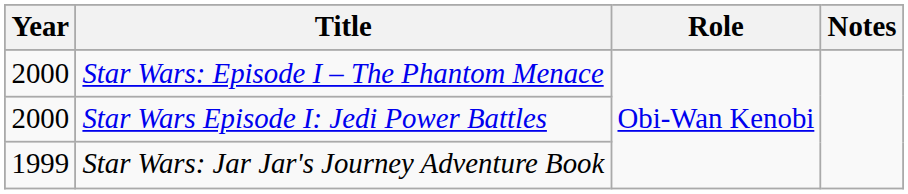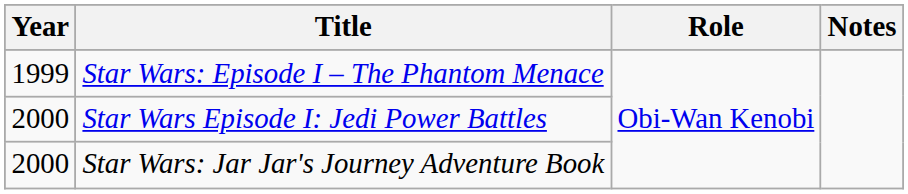(40, 73) 2000 -> (40, 73) 1999
(40, 164) 1999 -> (40, 164) 2000
